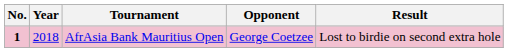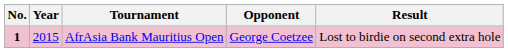(46, 37) 2018 -> (46, 37) 2015
